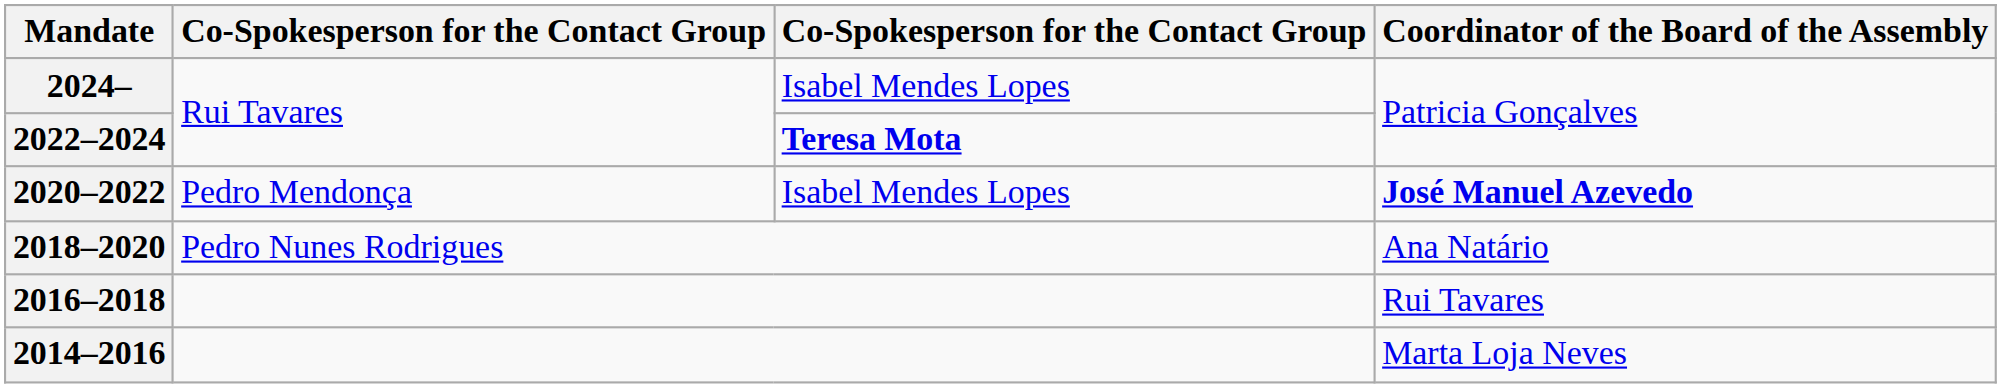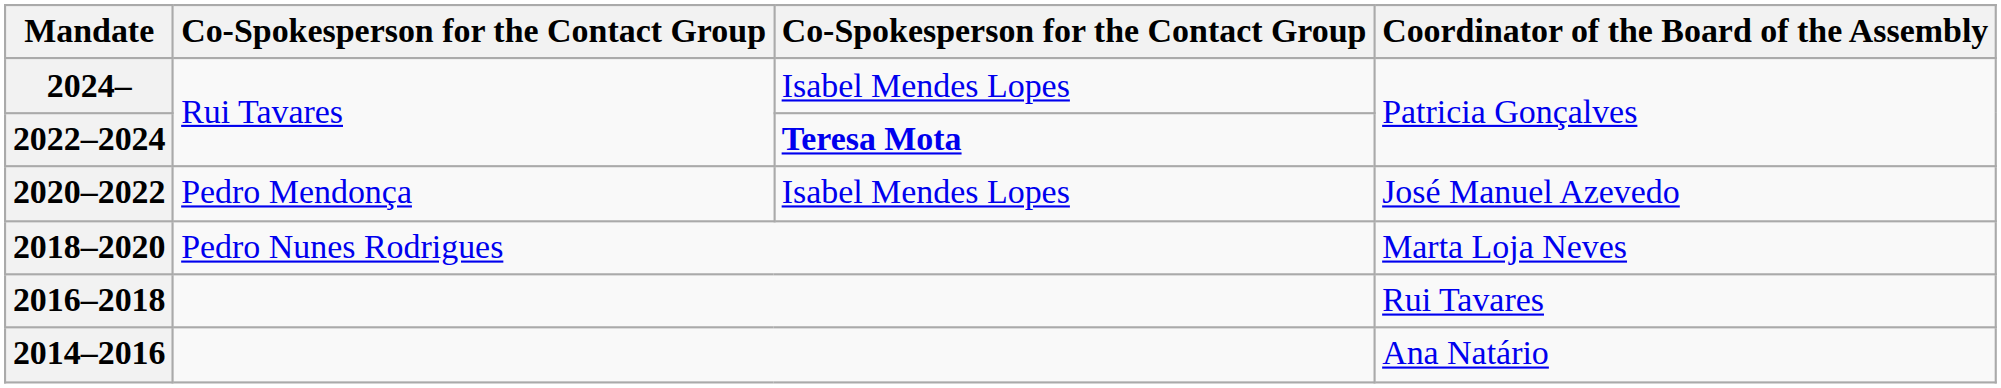(1538, 192) bold -> (1531, 192) normal
(1465, 246) Ana Natário -> (1505, 246) Marta Loja Neves
(1505, 354) Marta Loja Neves -> (1465, 354) Ana Natário
